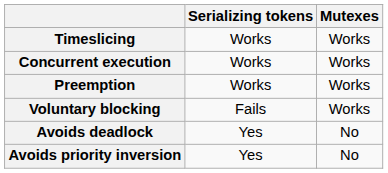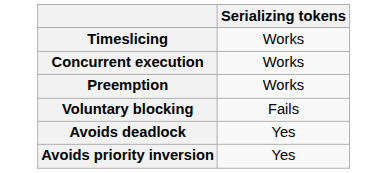- column: (349, 16)
